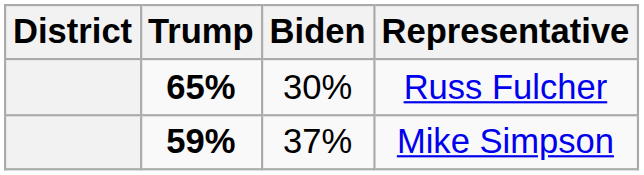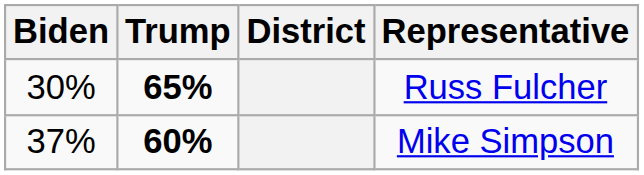columns swapped: (73, 31) <-> (318, 31)
(201, 141) 59% -> (178, 141) 60%
